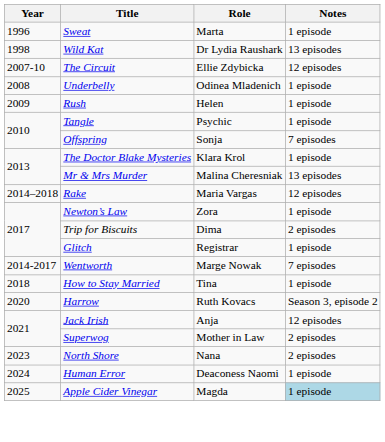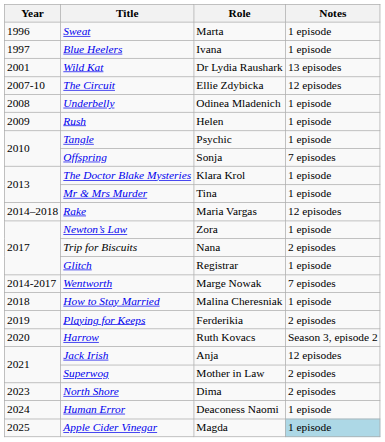+ row: (93, 49)
(18, 49) 1998 -> (18, 67) 2001
(239, 175) Malina Cheresniak -> (207, 193) Tina
(315, 175) 13 episodes -> (310, 193) 1 episode
(209, 229) Dima -> (208, 247) Nana
(207, 283) Tina -> (239, 301) Malina Cheresniak
+ row: (104, 319)
(208, 355) Nana -> (209, 391) Dima
